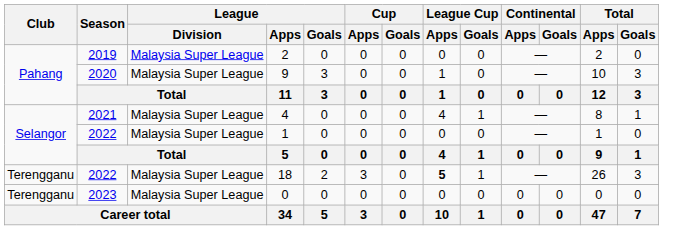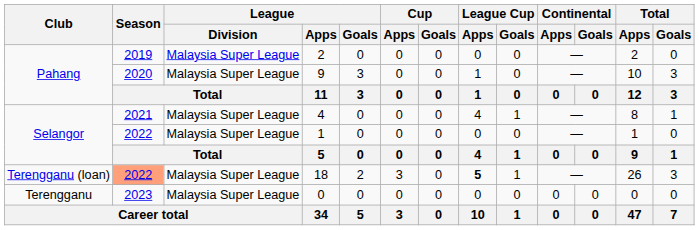(41, 174) Terengganu -> (59, 174) Terengganu (loan)
(102, 174) no background -> (138, 174) lightsalmon background
